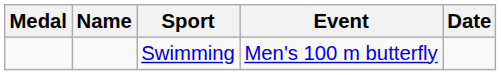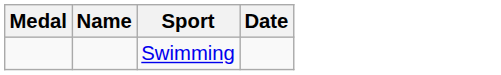- column: (341, 21)
